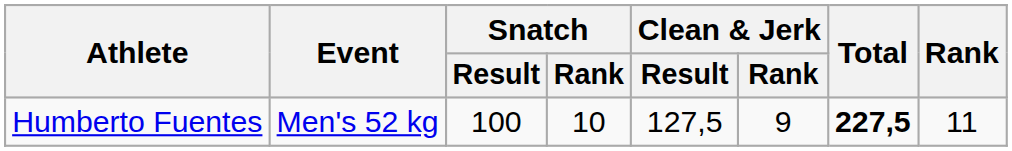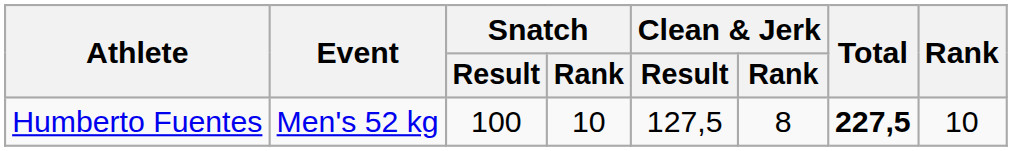(783, 122) 9 -> (783, 122) 8
(962, 122) 11 -> (962, 122) 10
